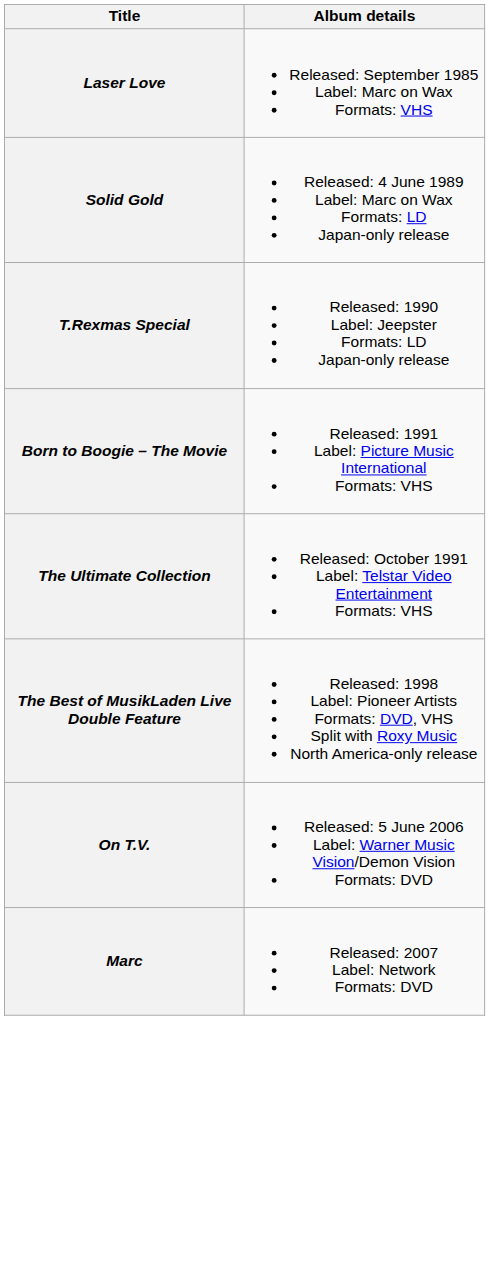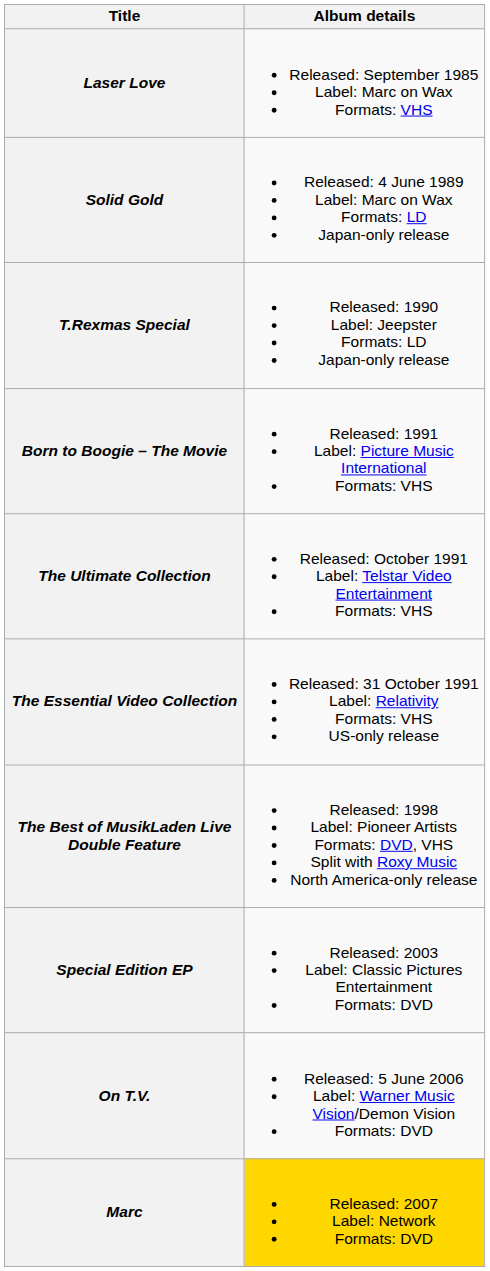+ row: (124, 701)
+ row: (124, 970)
(364, 970) no background -> (364, 1221) gold background
